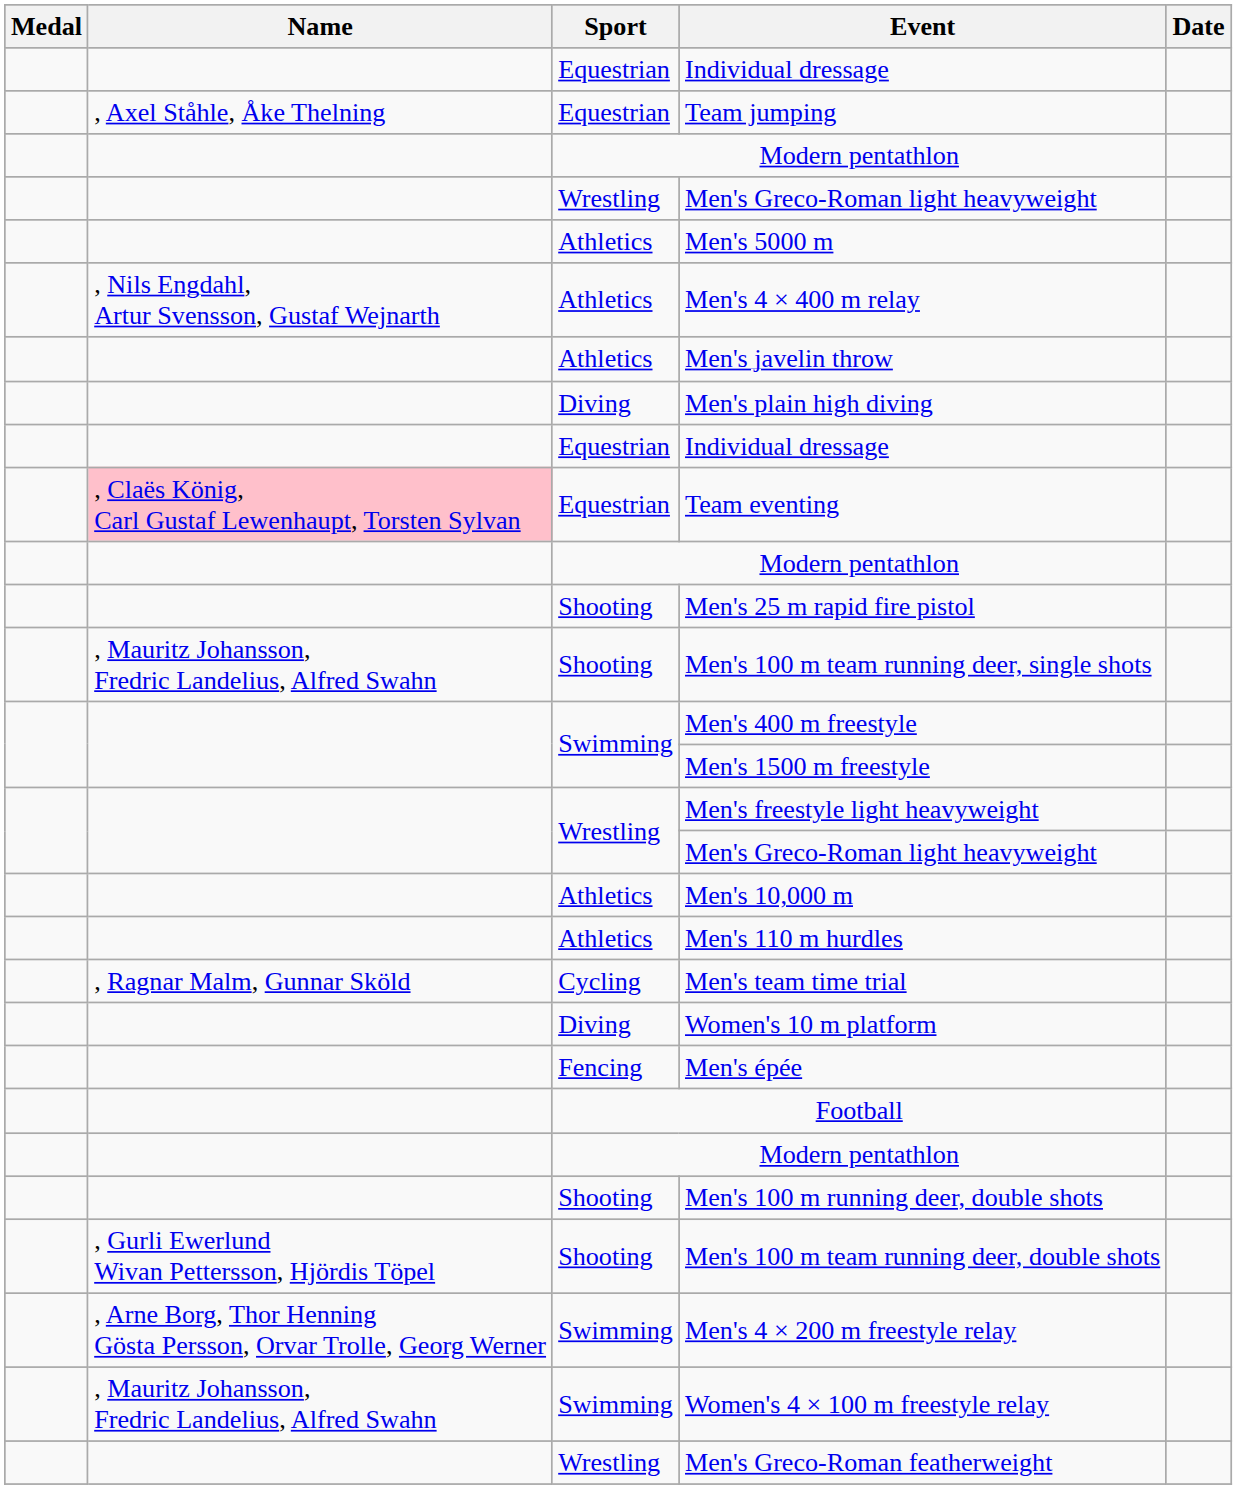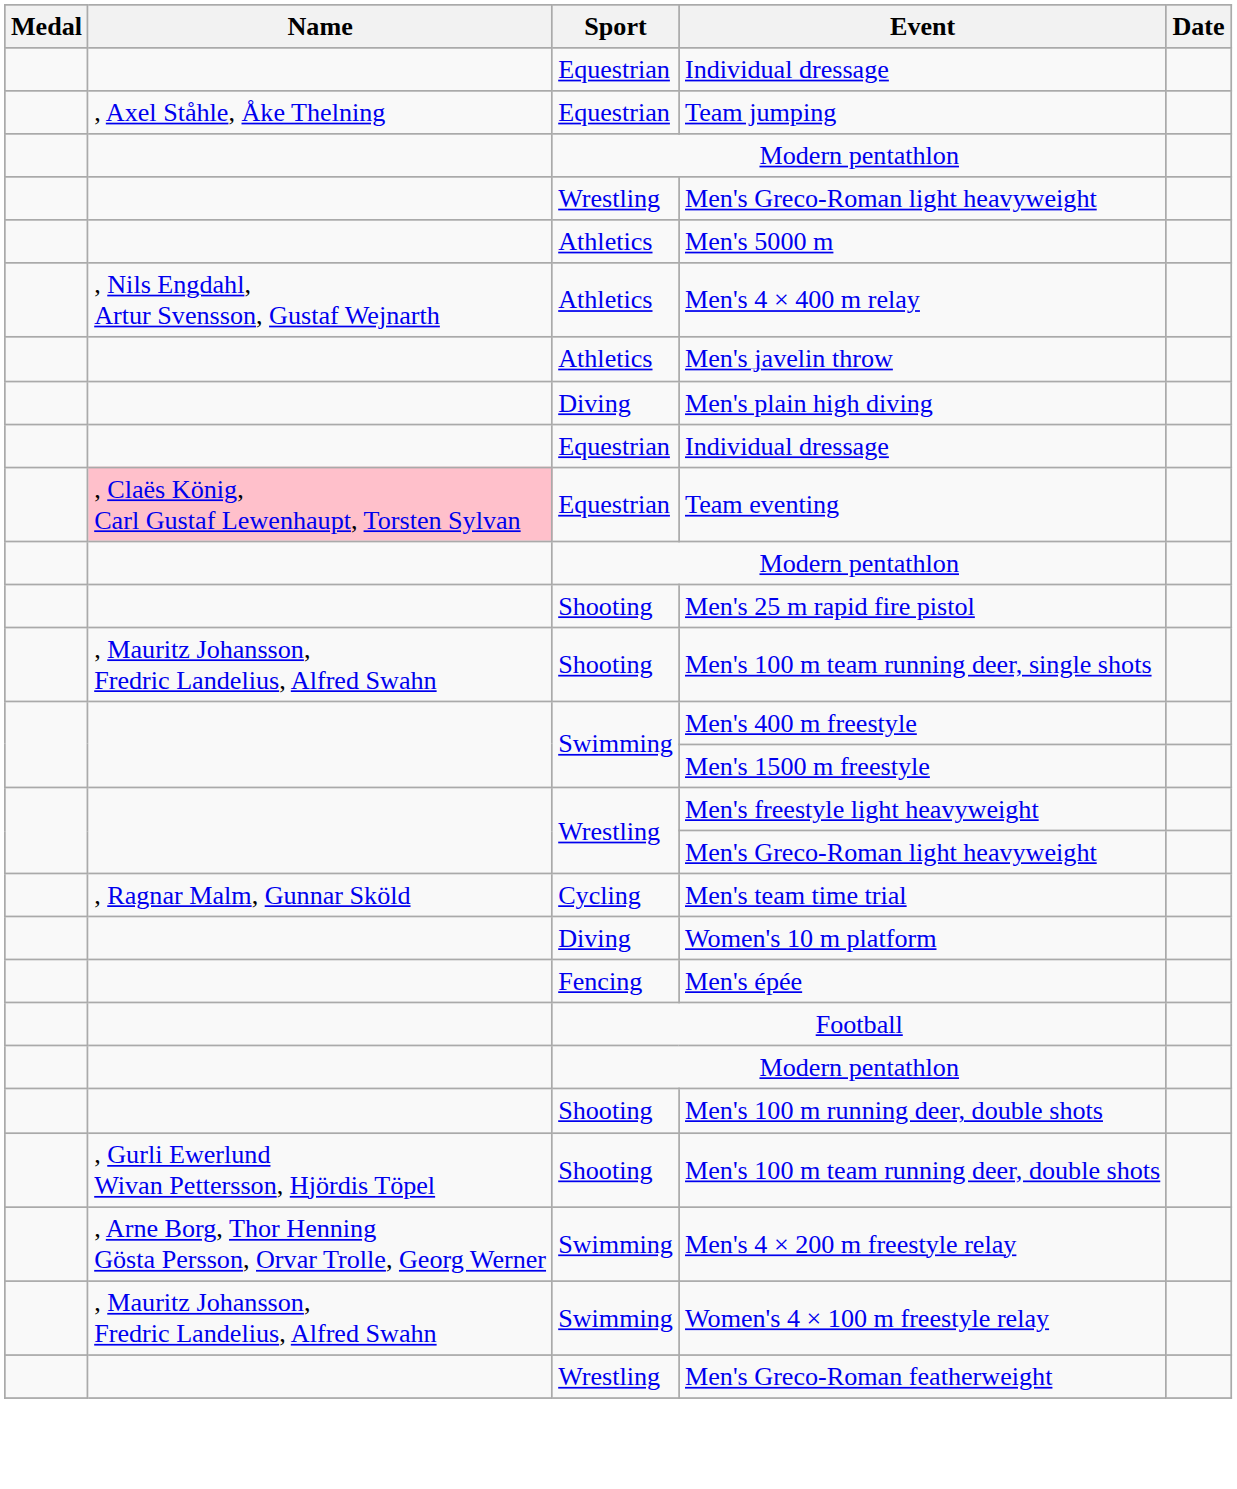- row: (605, 895)
- row: (605, 938)
